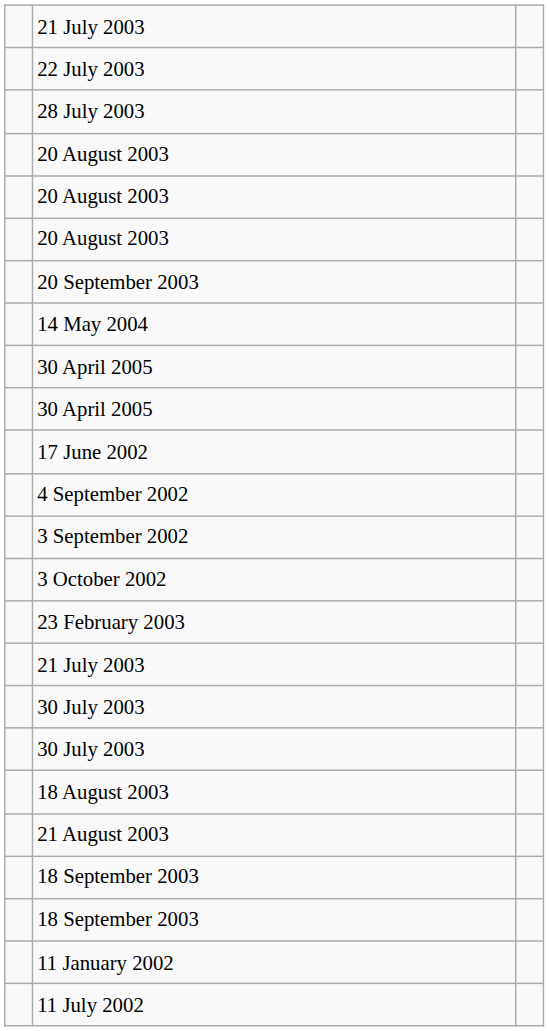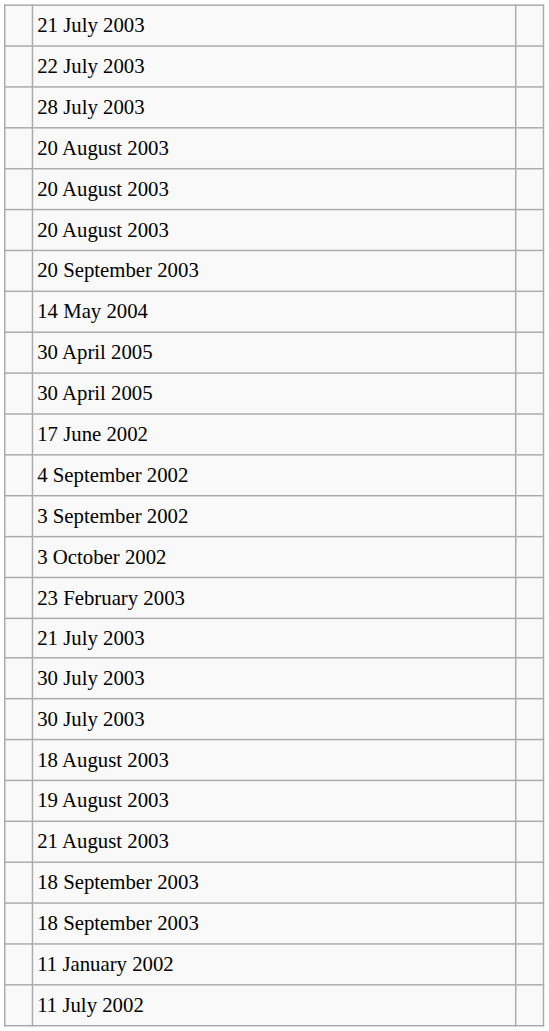+ row: (19, 801)
